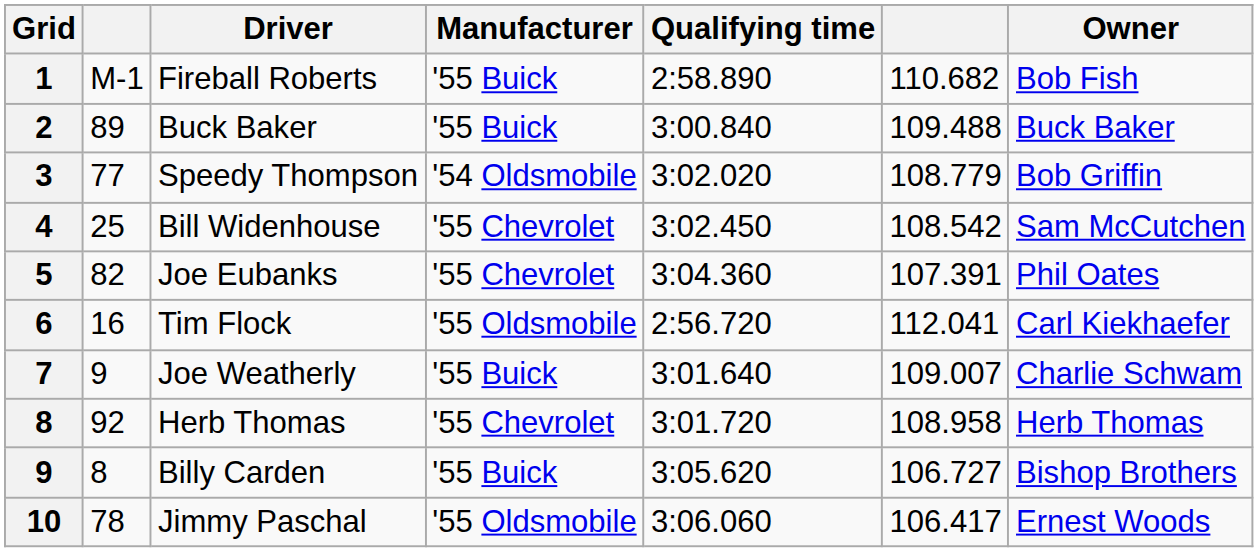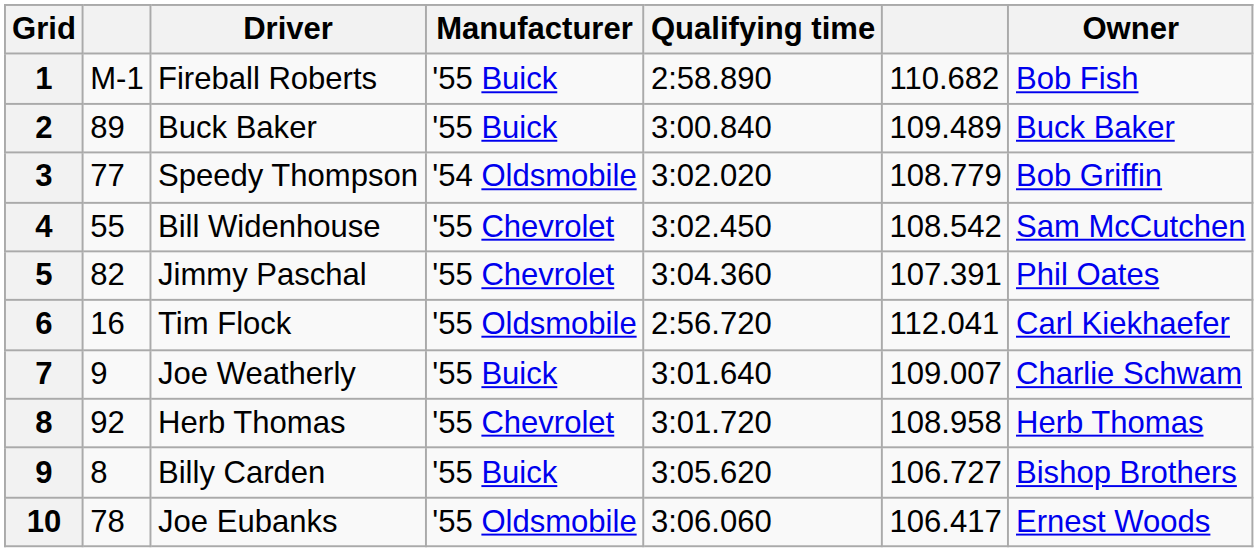(946, 127) 109.488 -> (946, 127) 109.489
(108, 226) 25 -> (108, 226) 55
(248, 275) Joe Eubanks -> (262, 275) Jimmy Paschal
(262, 521) Jimmy Paschal -> (248, 521) Joe Eubanks
